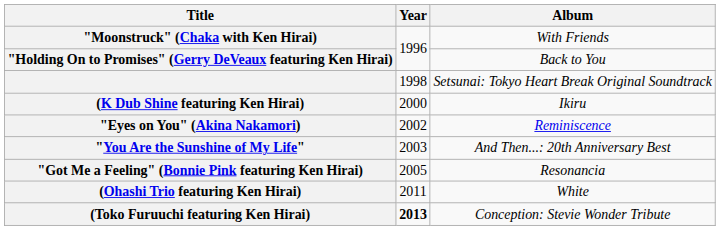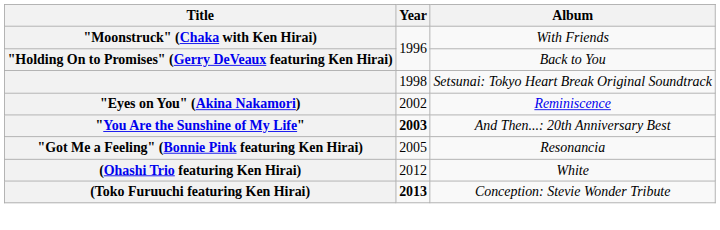- row: (200, 103)
(413, 147) normal -> (413, 125) bold
(413, 192) 2011 -> (413, 170) 2012
